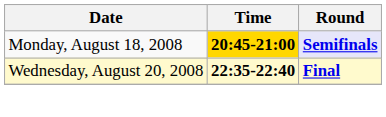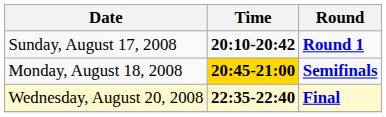+ row: (93, 44)
(340, 44) lavender background -> (340, 71) no background
